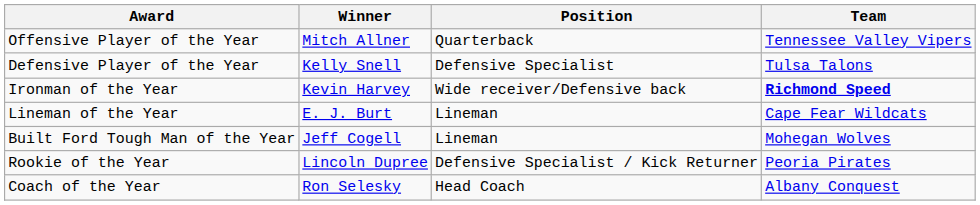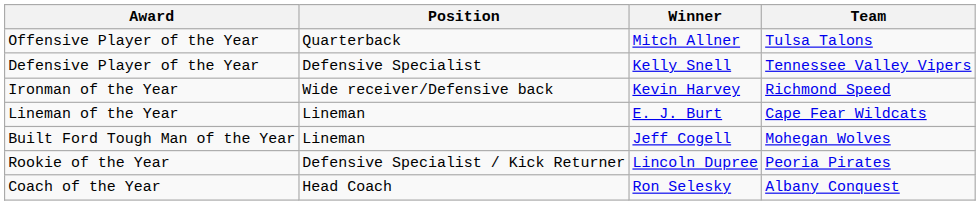columns swapped: (365, 17) <-> (597, 17)
(868, 41) Tennessee Valley Vipers -> (819, 41) Tulsa Talons
(819, 65) Tulsa Talons -> (868, 65) Tennessee Valley Vipers
(828, 90) bold -> (828, 90) normal
